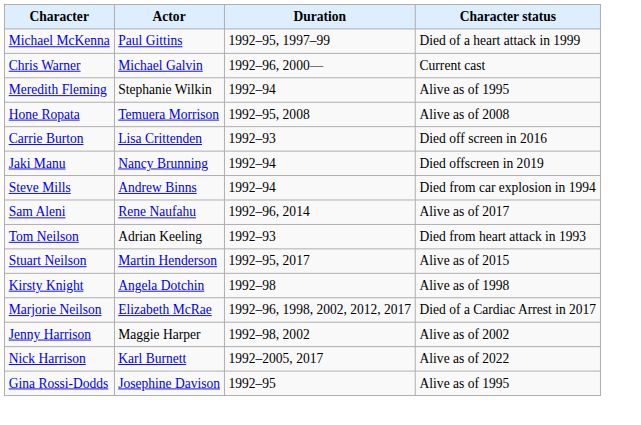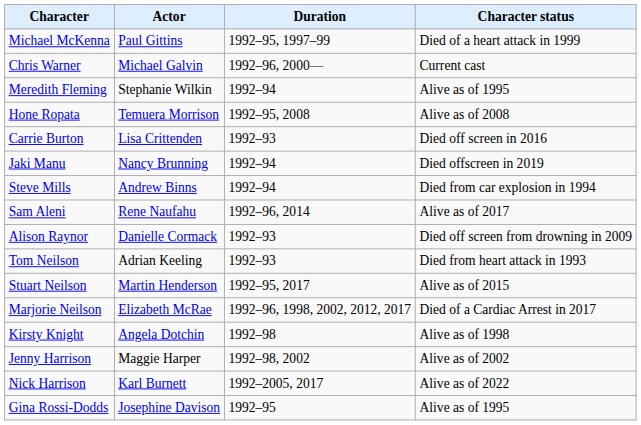+ row: (48, 237)
rows swapped: (55, 310) <-> (46, 285)
